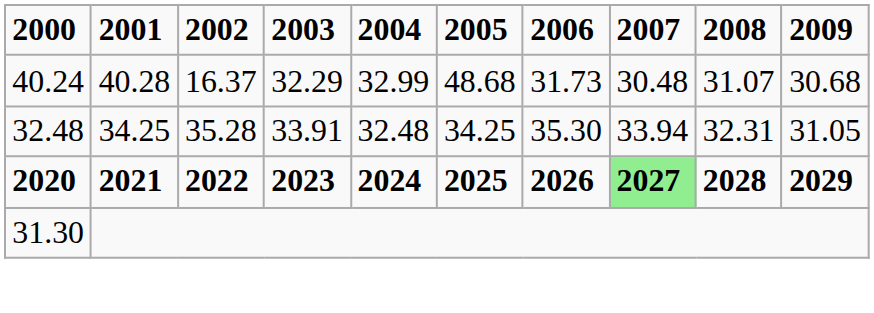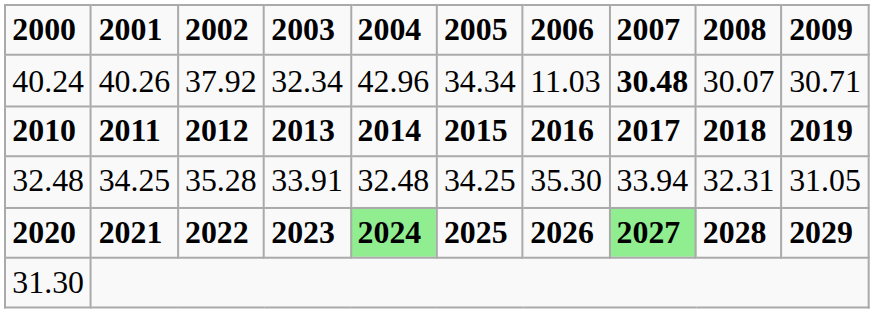(134, 80) 40.28 -> (134, 80) 40.26
(221, 80) 16.37 -> (221, 80) 37.92
(307, 80) 32.29 -> (307, 80) 32.34
(393, 80) 32.99 -> (393, 80) 42.96
(480, 80) 48.68 -> (480, 80) 34.34
(566, 80) 31.73 -> (565, 80) 11.03
(652, 80) normal -> (652, 80) bold
(739, 80) 31.07 -> (739, 80) 30.07
(825, 80) 30.68 -> (825, 80) 30.71
+ row: (44, 130)
(389, 181) no background -> (389, 231) lightgreen background
